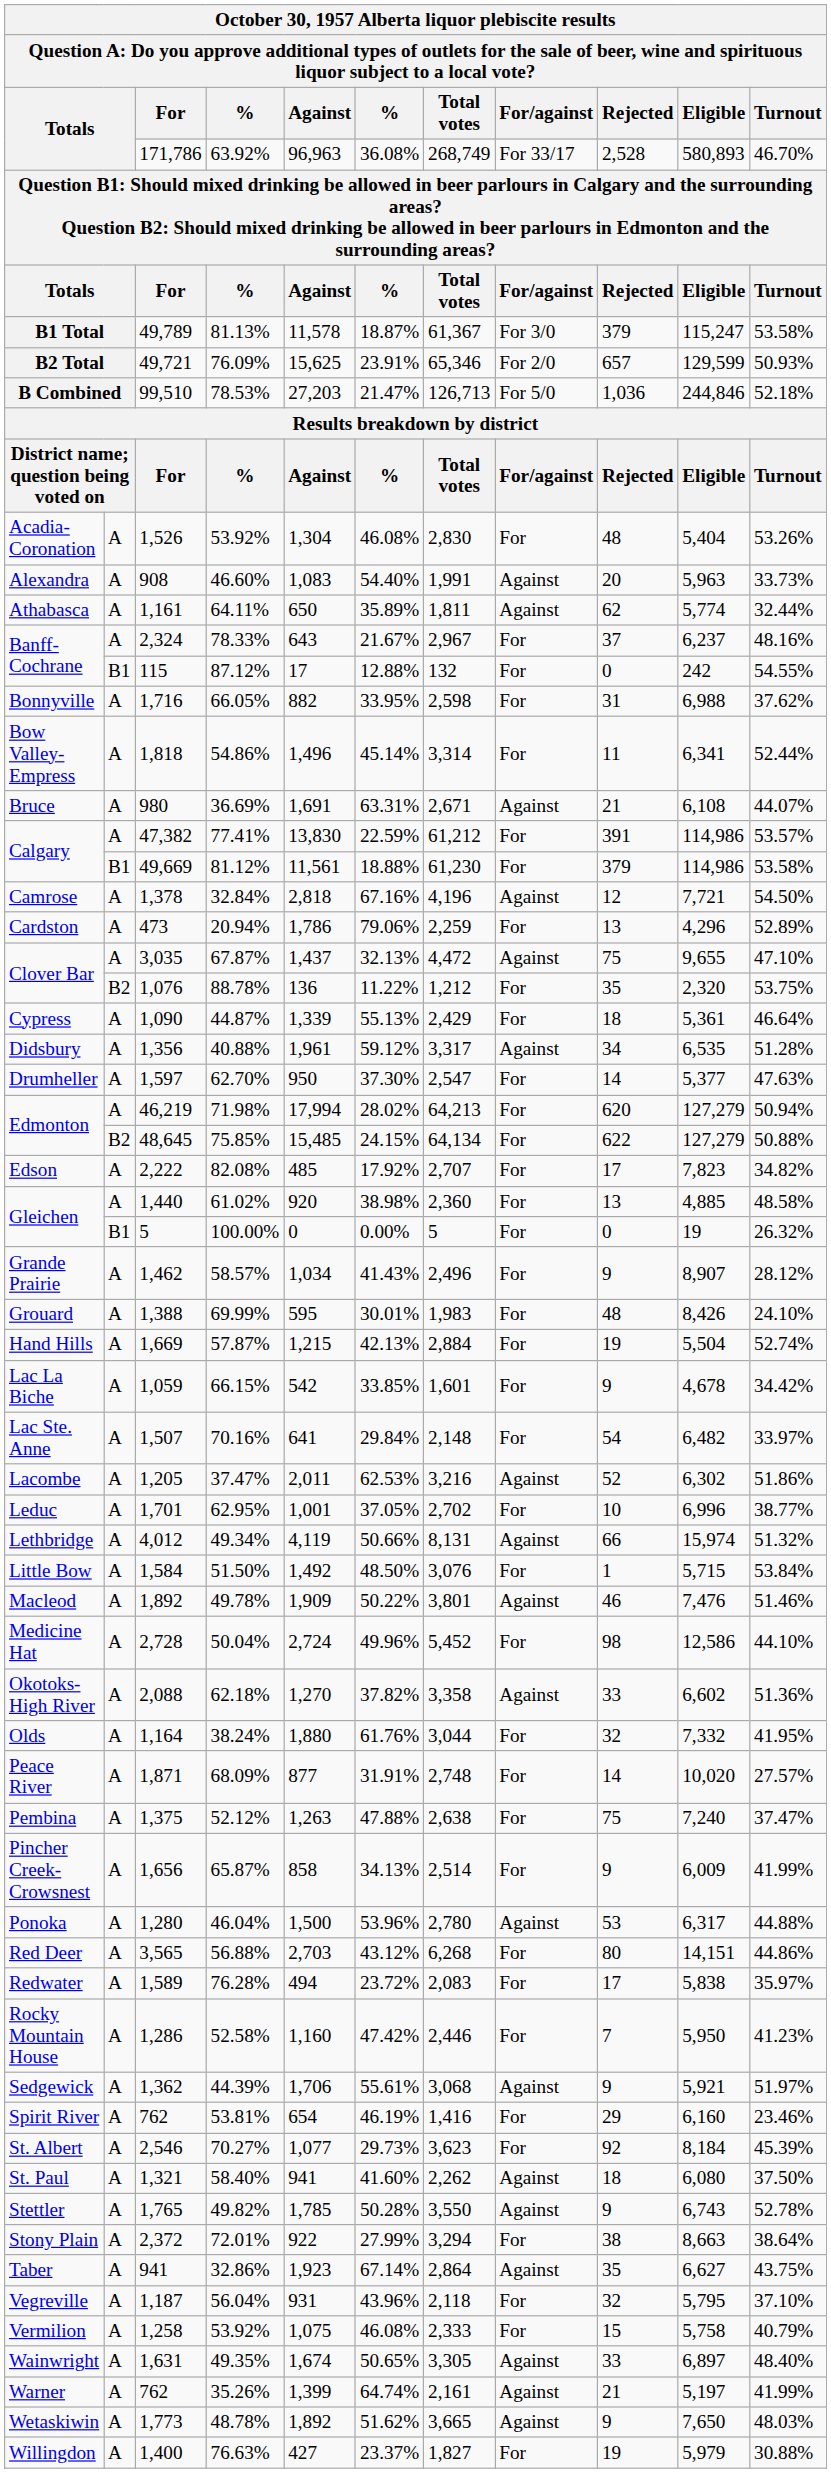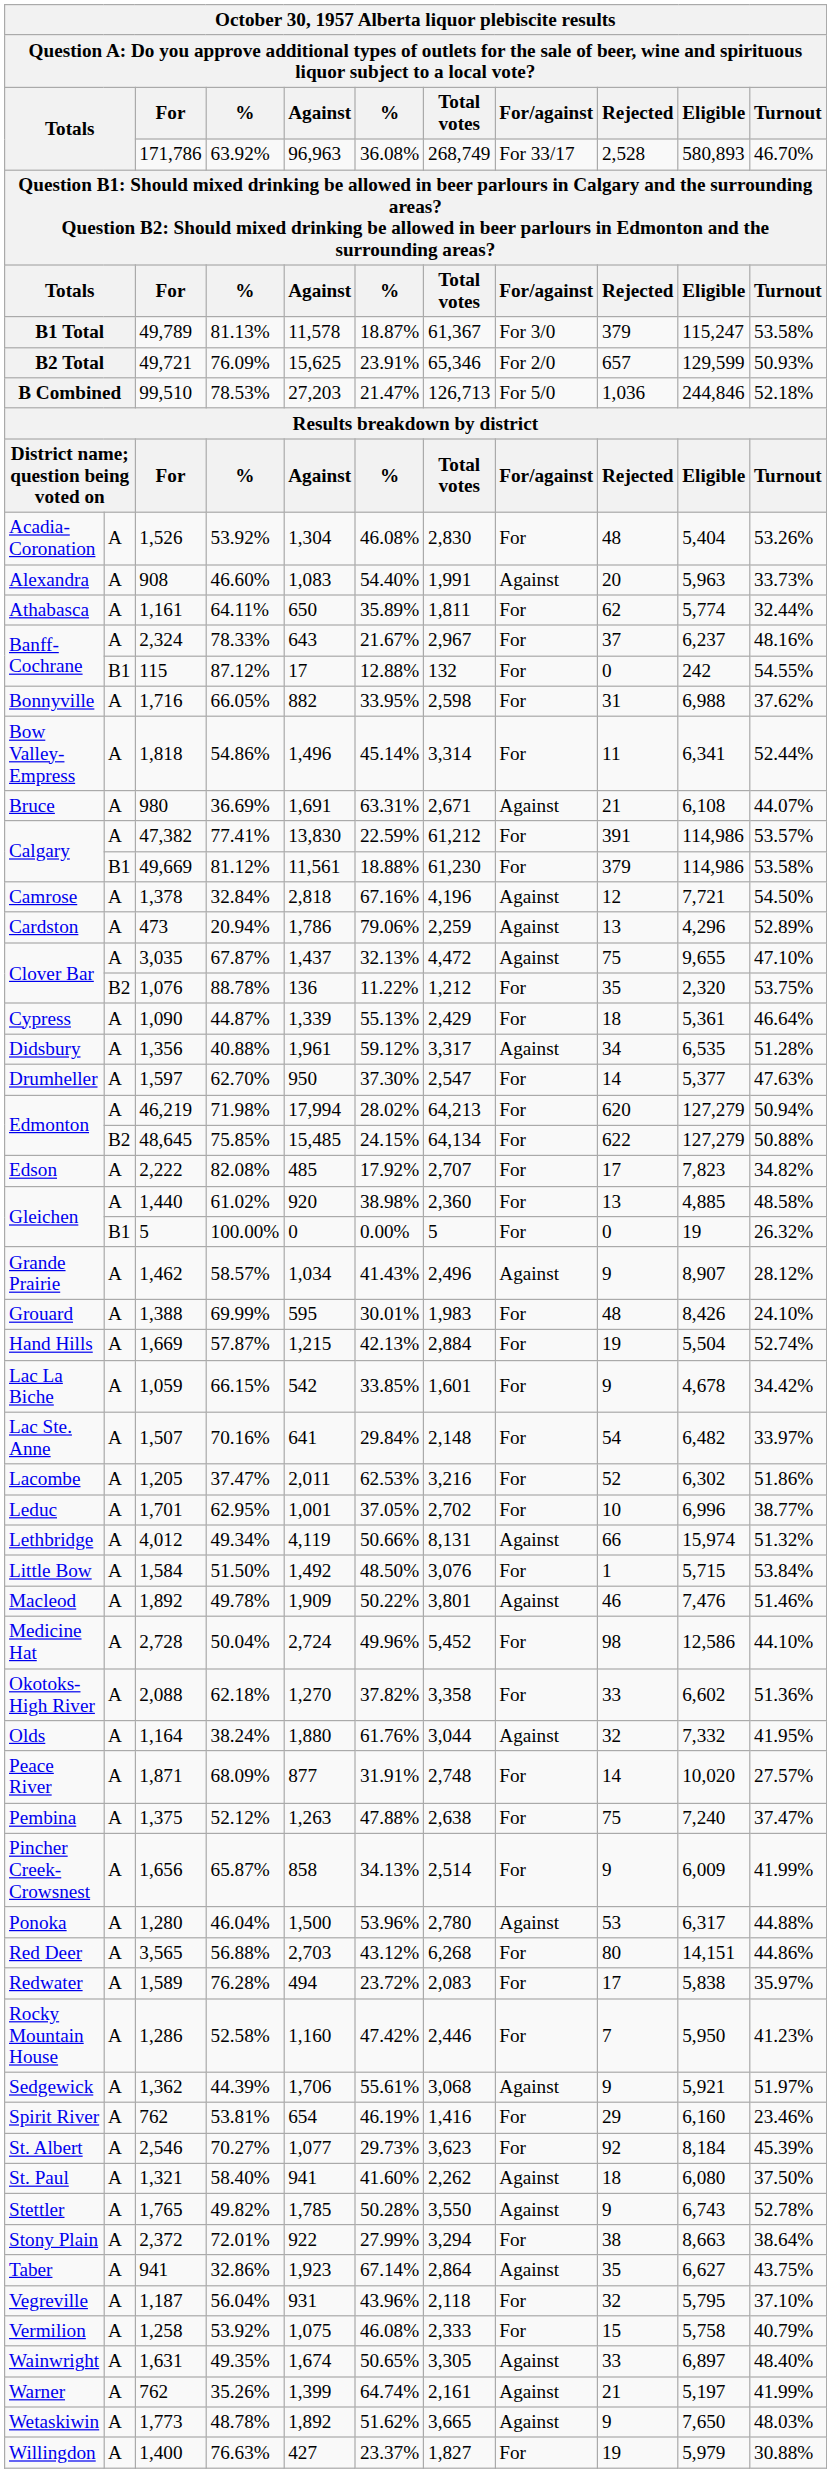(529, 609) Against -> (513, 609) For
(513, 927) For -> (529, 927) Against
(513, 1272) For -> (529, 1272) Against
(529, 1479) Against -> (513, 1479) For
(529, 1694) Against -> (513, 1694) For
(513, 1735) For -> (529, 1735) Against
